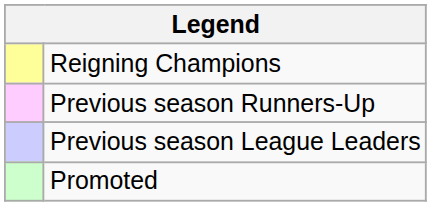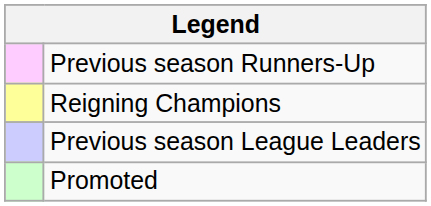rows swapped: (166, 63) <-> (213, 103)
